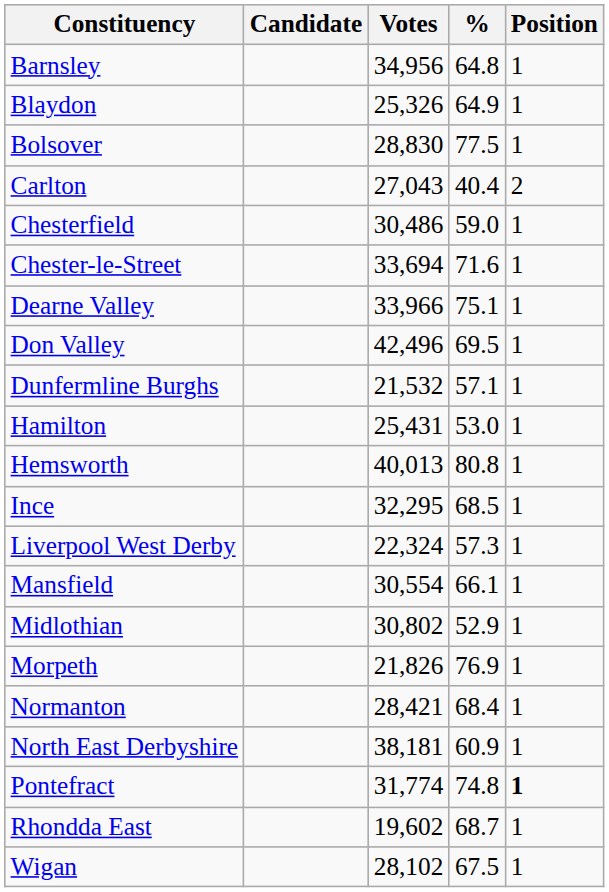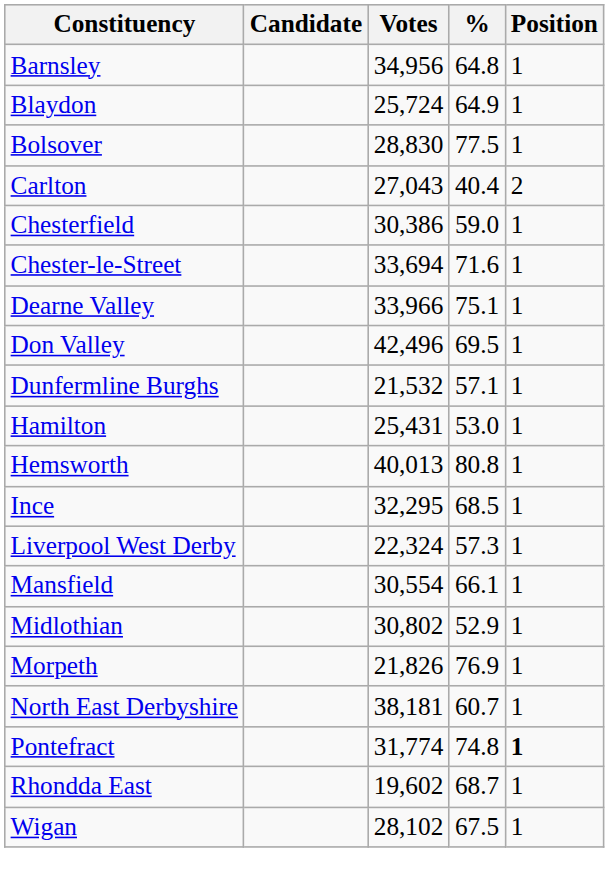(409, 104) 25,326 -> (409, 104) 25,724
(409, 225) 30,486 -> (409, 225) 30,386
- row: (68, 706)
(477, 746) 60.9 -> (477, 706) 60.7
